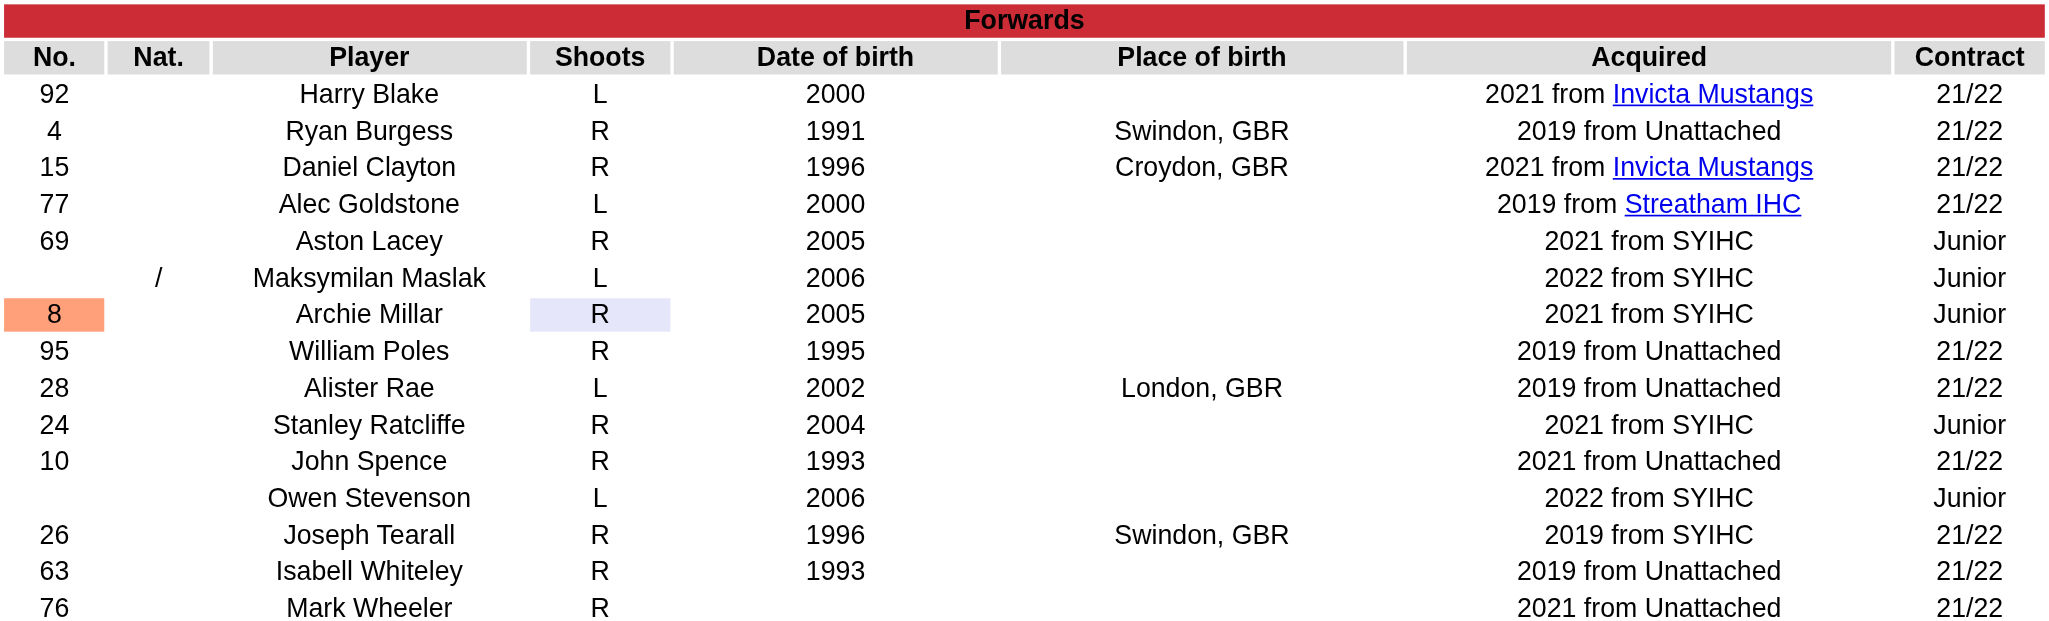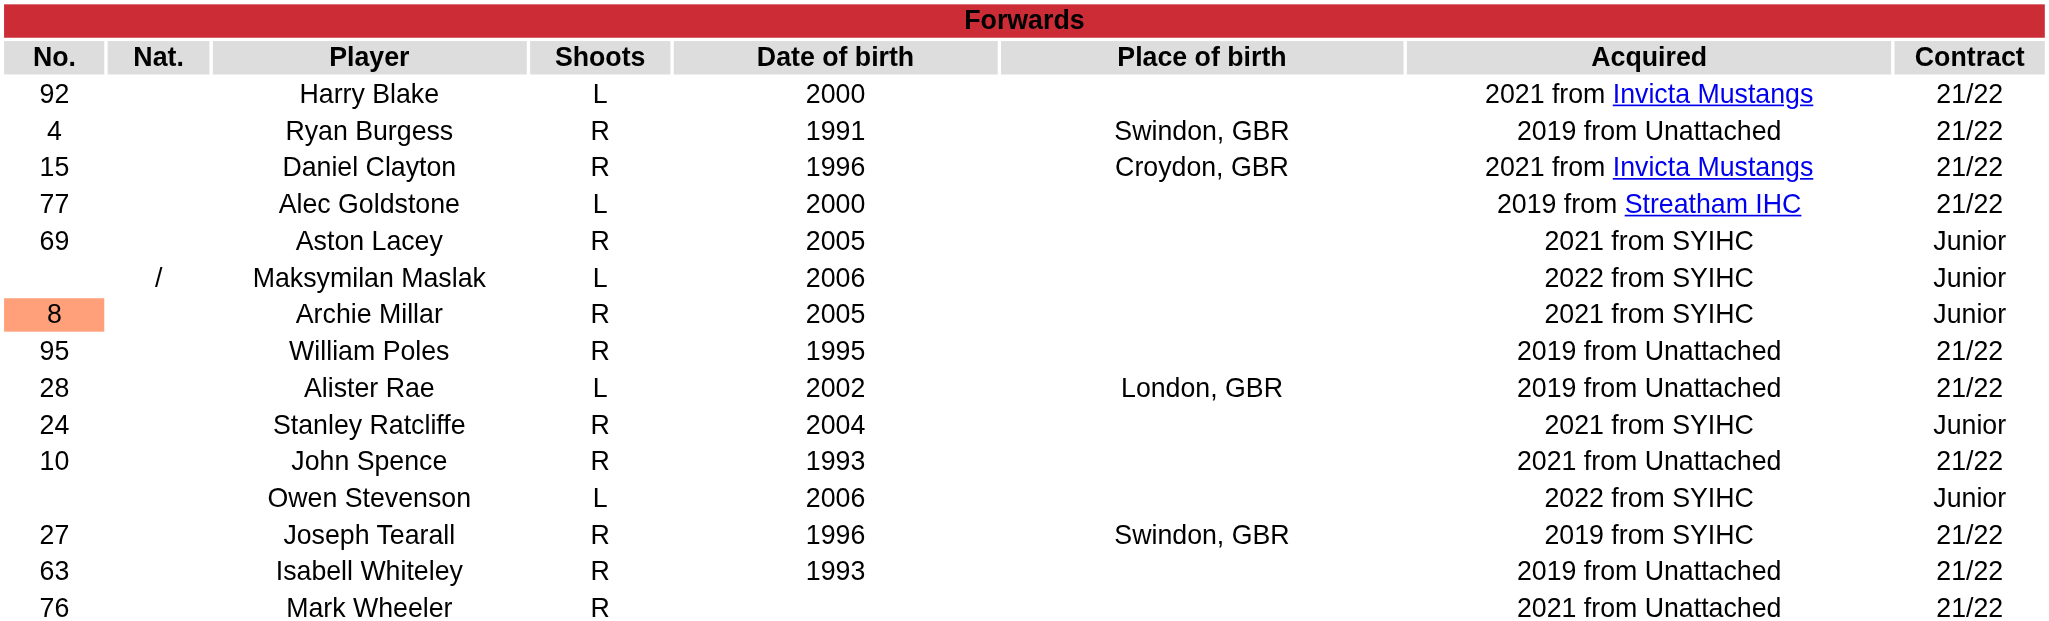(600, 314) lavender background -> (600, 314) no background
(54, 535) 26 -> (54, 535) 27
